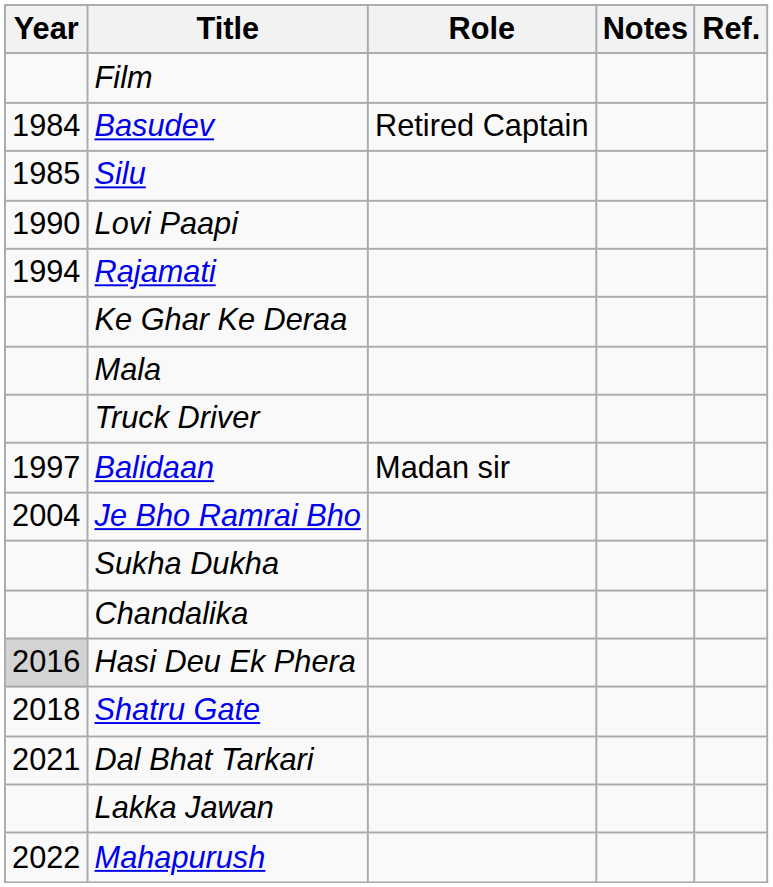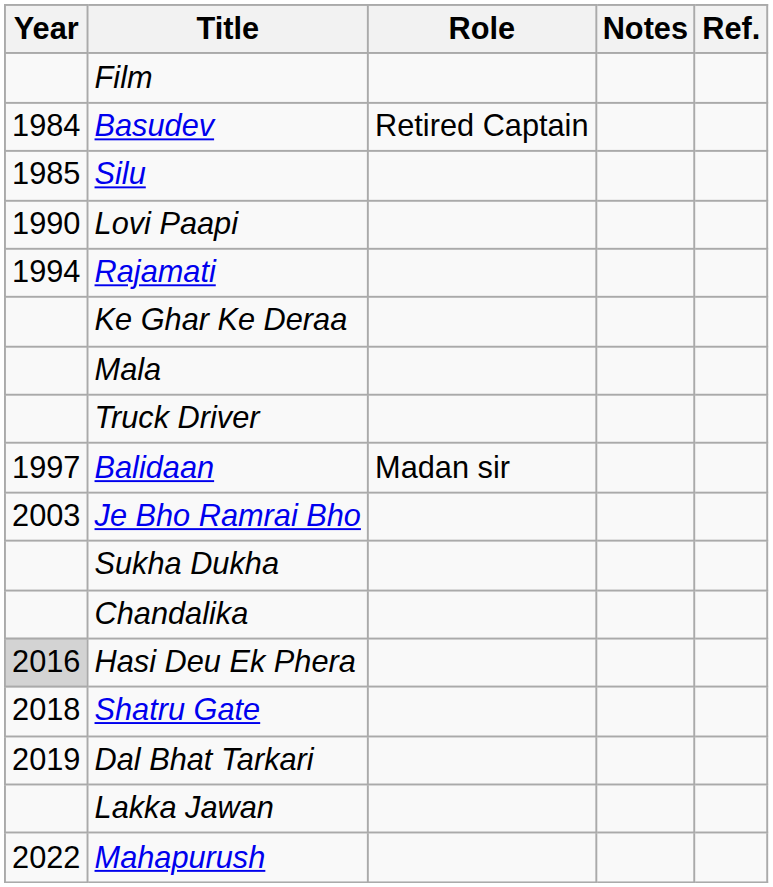(46, 516) 2004 -> (46, 516) 2003
(46, 759) 2021 -> (46, 759) 2019
